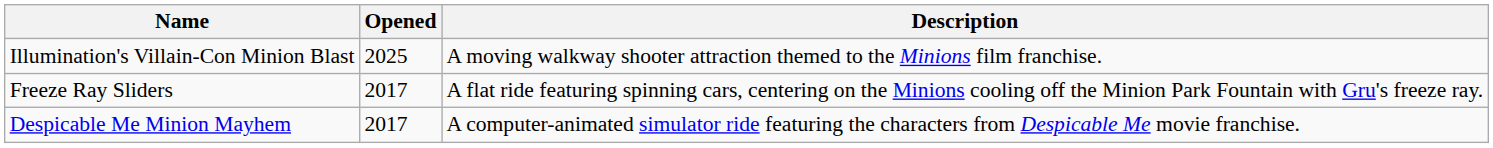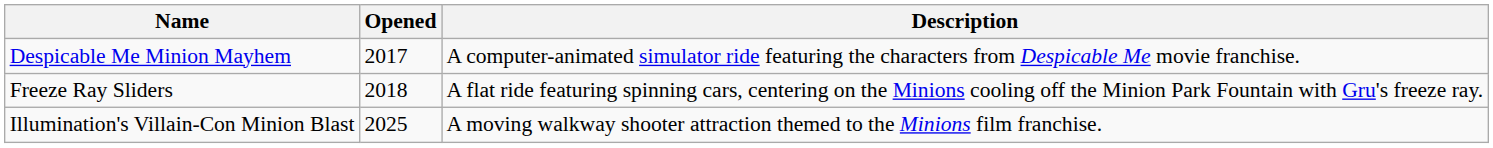rows swapped: (150, 124) <-> (182, 55)
(386, 90) 2017 -> (386, 90) 2018
